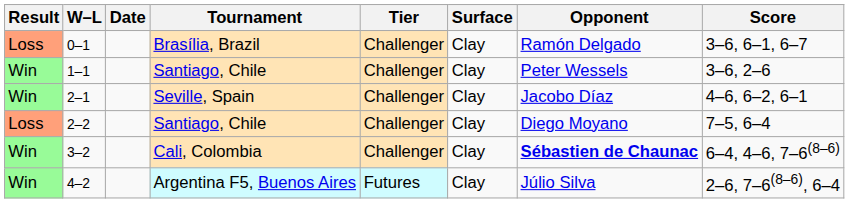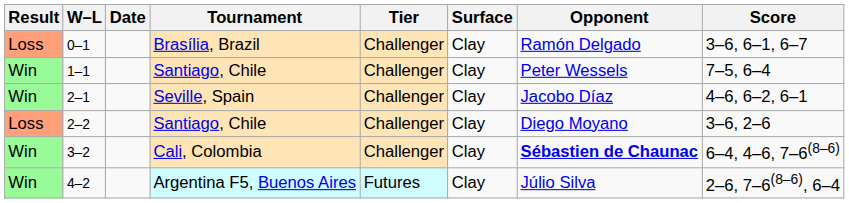(738, 70) 3–6, 2–6 -> (738, 70) 7–5, 6–4
(738, 123) 7–5, 6–4 -> (738, 123) 3–6, 2–6
